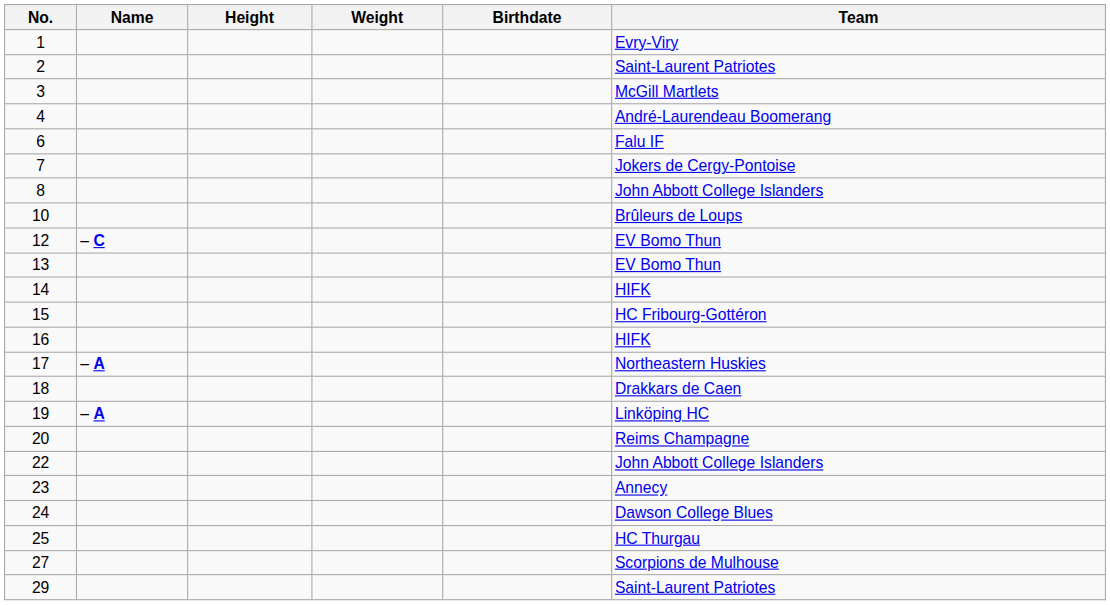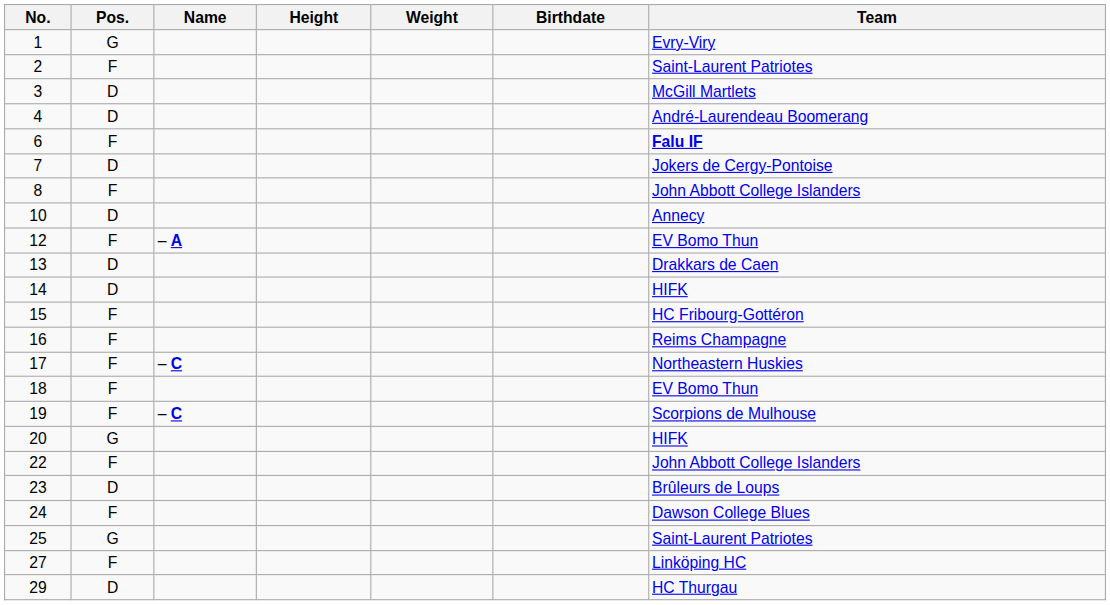+ column: (113, 17)
(639, 141) normal -> (677, 141) bold
(679, 216) Brûleurs de Loups -> (678, 216) Annecy
(93, 241) – C -> (170, 241) – A
(668, 265) EV Bomo Thun -> (715, 265) Drakkars de Caen
(633, 340) HIFK -> (719, 340) Reims Champagne
(93, 364) – A -> (170, 364) – C
(678, 389) Drakkars de Caen -> (705, 389) EV Bomo Thun
(93, 414) – A -> (170, 414) – C
(662, 414) Linköping HC -> (734, 414) Scorpions de Mulhouse
(682, 439) Reims Champagne -> (670, 439) HIFK
(641, 488) Annecy -> (716, 488) Brûleurs de Loups
(657, 538) HC Thurgau -> (732, 538) Saint-Laurent Patriotes
(697, 563) Scorpions de Mulhouse -> (699, 563) Linköping HC
(695, 588) Saint-Laurent Patriotes -> (695, 588) HC Thurgau
